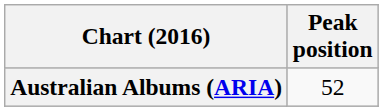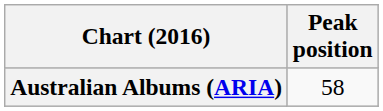(333, 86) 52 -> (333, 86) 58
